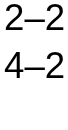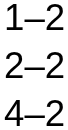+ row: (35, 17)
